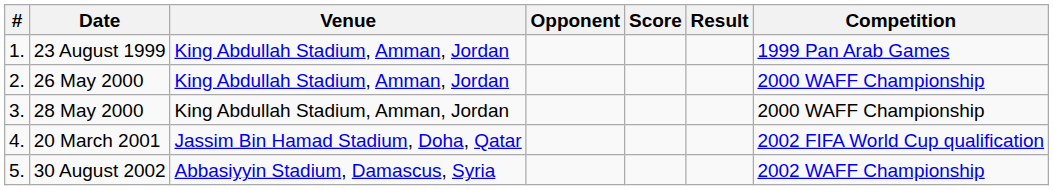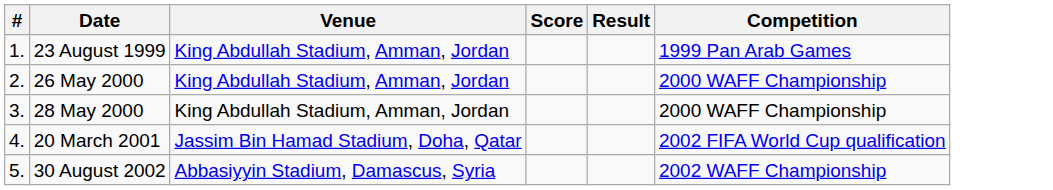- column: (575, 20)
